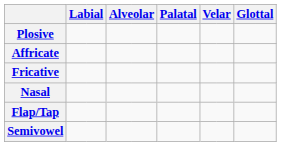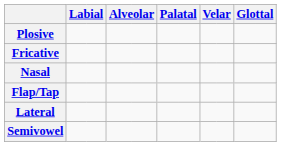- row: (35, 53)
+ row: (35, 111)
